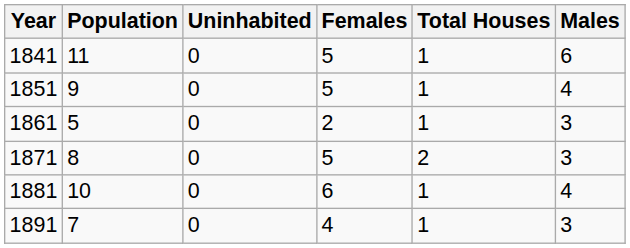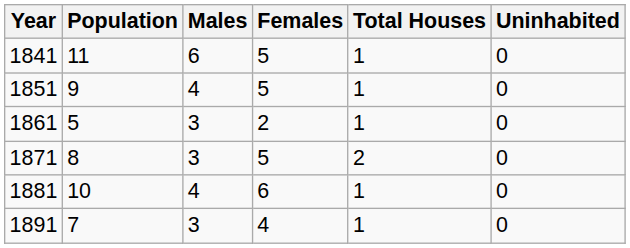columns swapped: (590, 21) <-> (250, 21)
